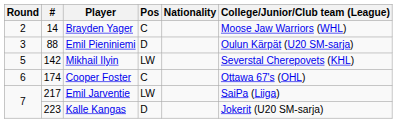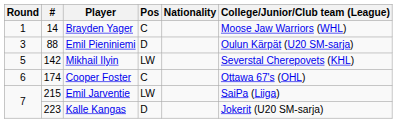(23, 28) 2 -> (23, 28) 1
(52, 93) 217 -> (52, 93) 215
